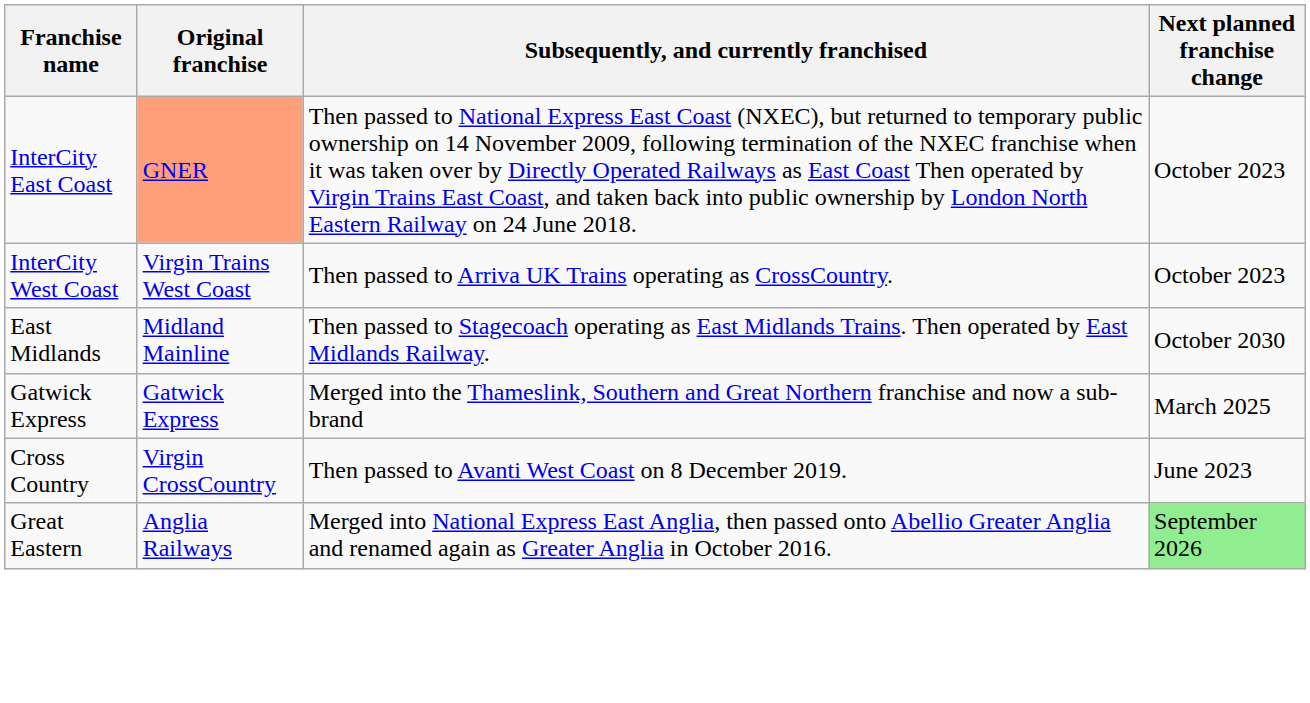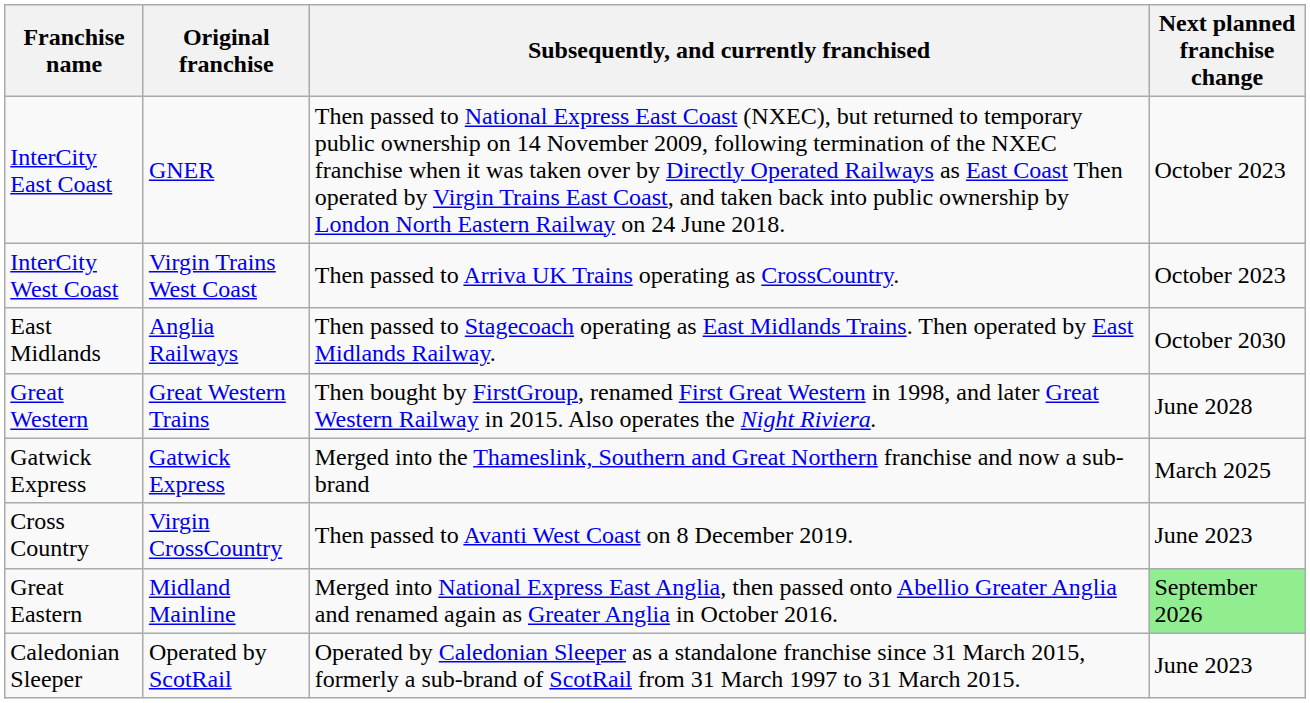(175, 169) lightsalmon background -> (182, 169) no background
(186, 340) Midland Mainline -> (194, 340) Anglia Railways
+ row: (49, 405)
(187, 535) Anglia Railways -> (192, 600) Midland Mainline
+ row: (65, 665)
